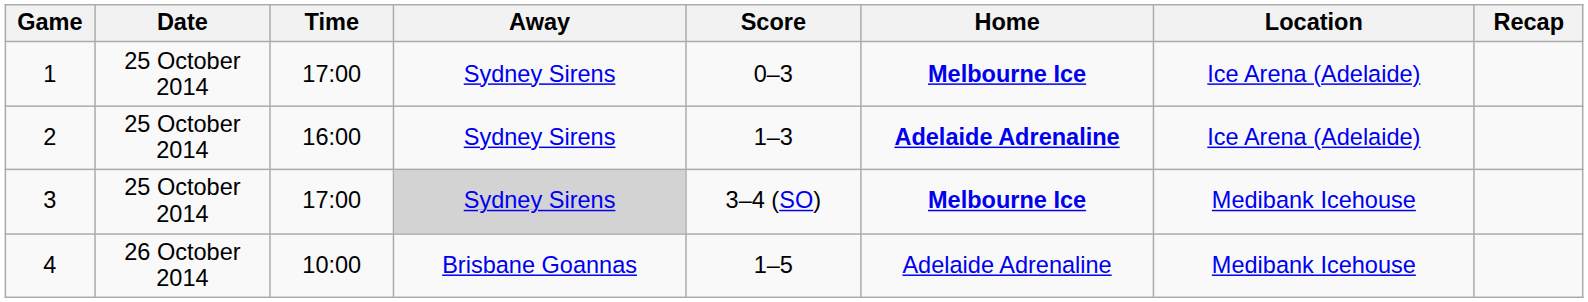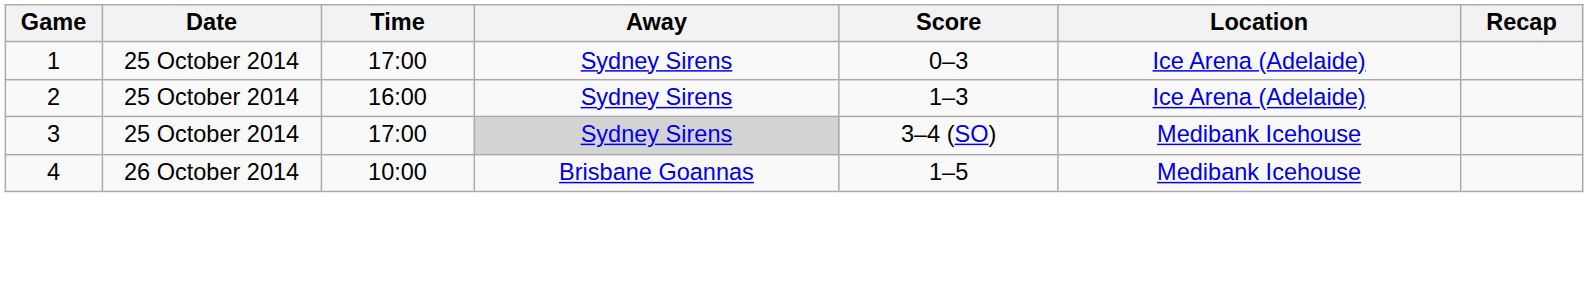- column: (1007, 23)
